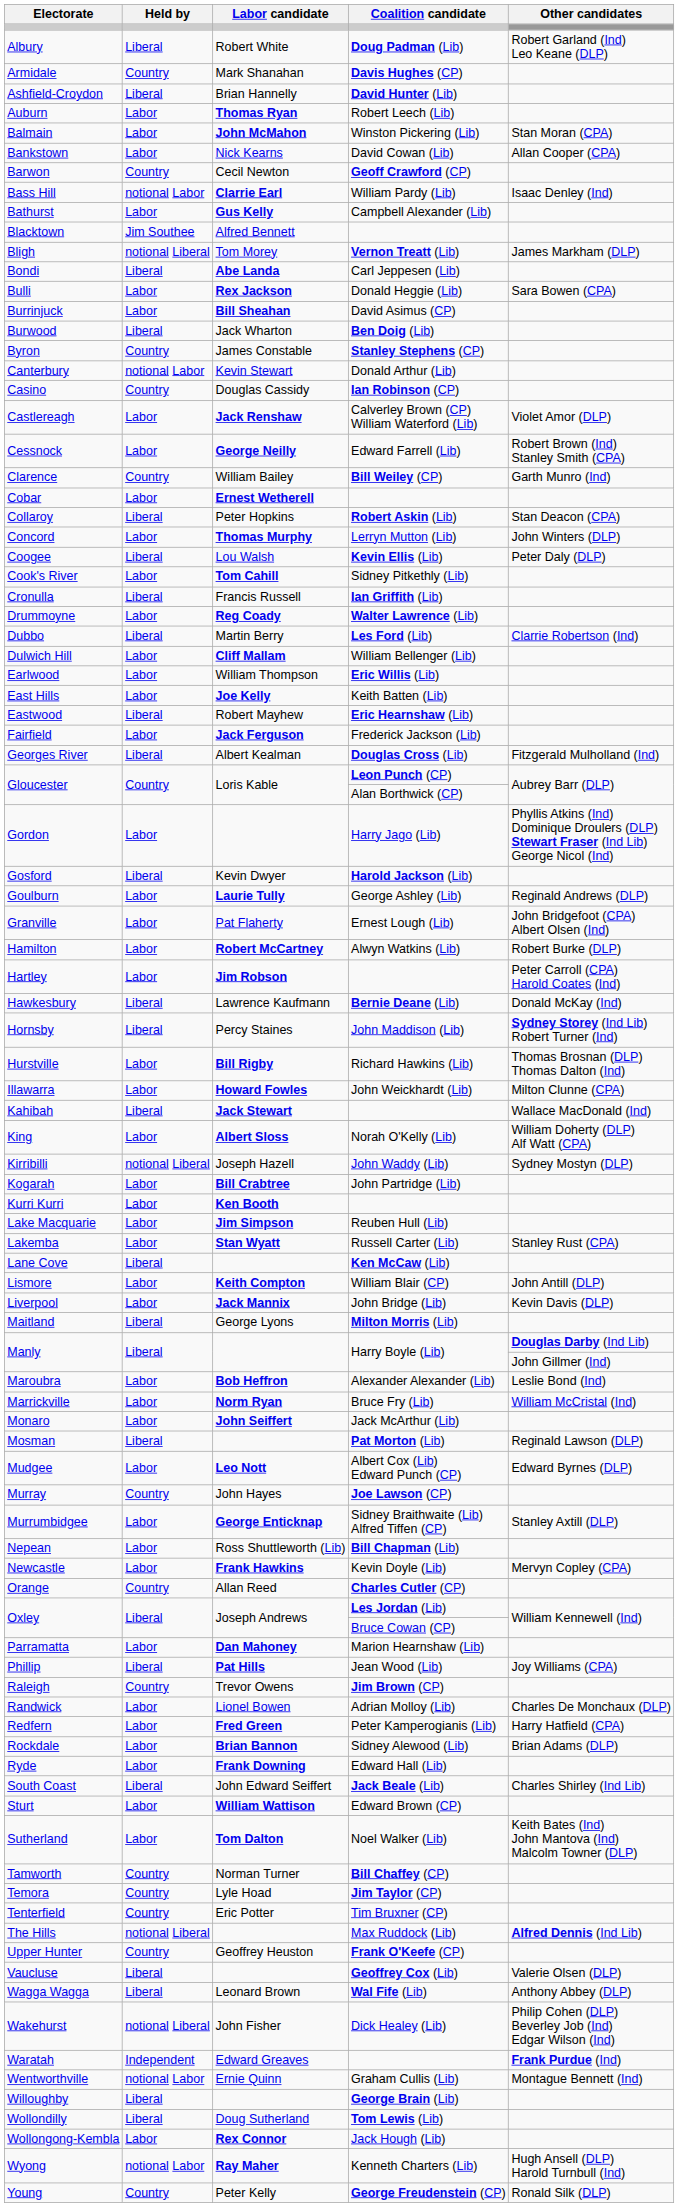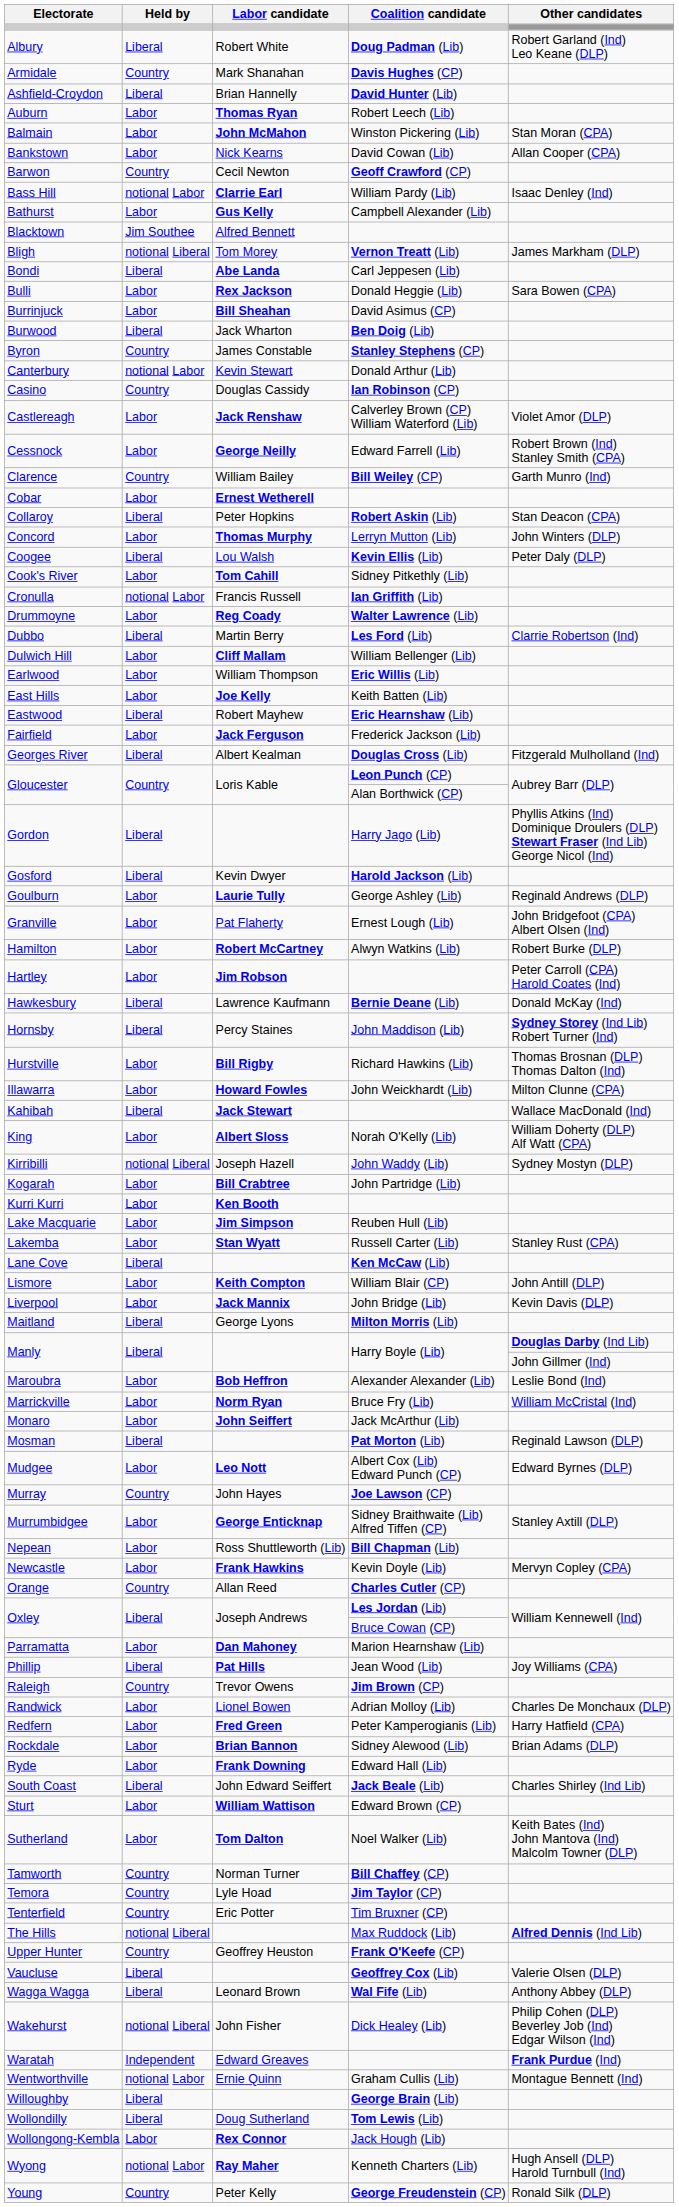(144, 596) Liberal -> (165, 596) notional Labor
(141, 835) Labor -> (144, 835) Liberal
